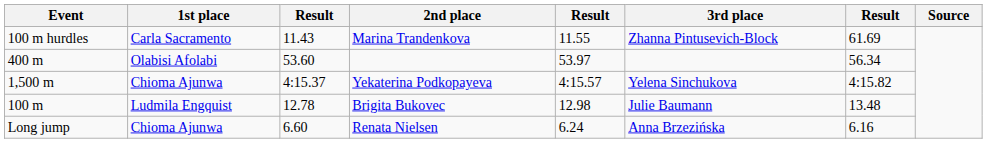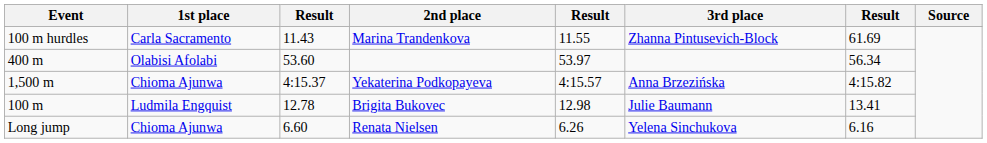(682, 82) Yelena Sinchukova -> (676, 82) Anna Brzezińska
(865, 104) 13.48 -> (865, 104) 13.41
(571, 127) 6.24 -> (571, 127) 6.26
(676, 127) Anna Brzezińska -> (682, 127) Yelena Sinchukova
